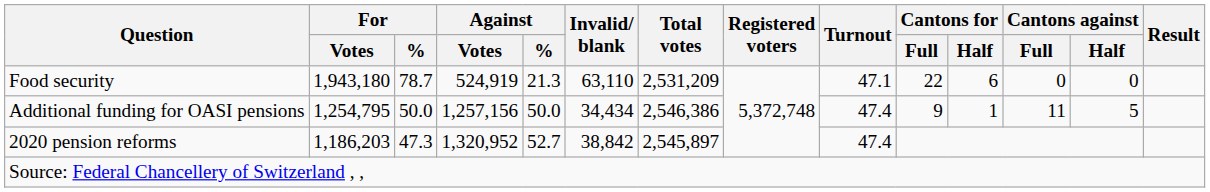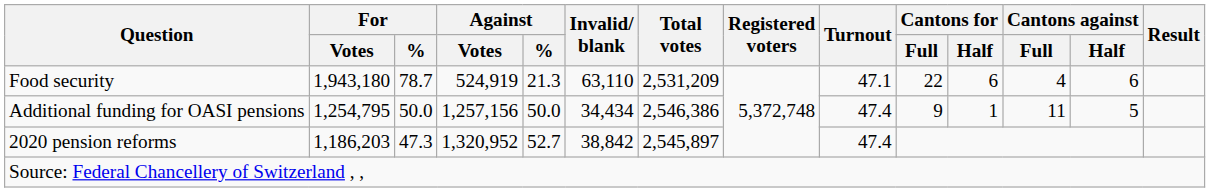(1061, 80) 0 -> (1061, 80) 4
(1134, 80) 0 -> (1134, 80) 6
